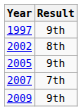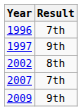+ row: (19, 30)
- row: (19, 64)
